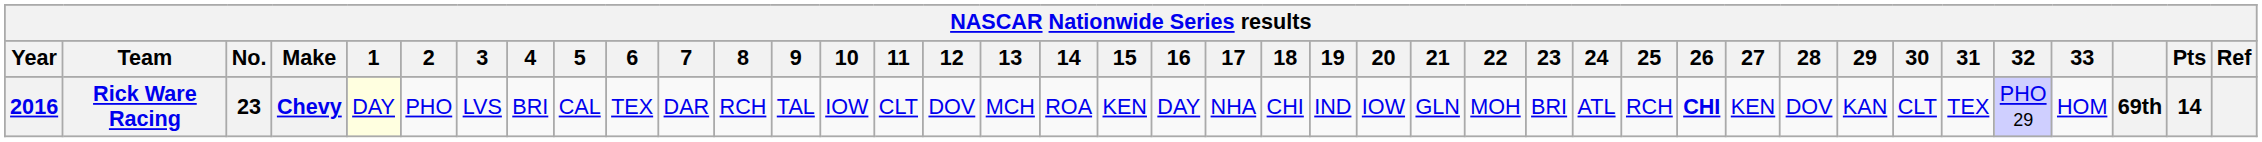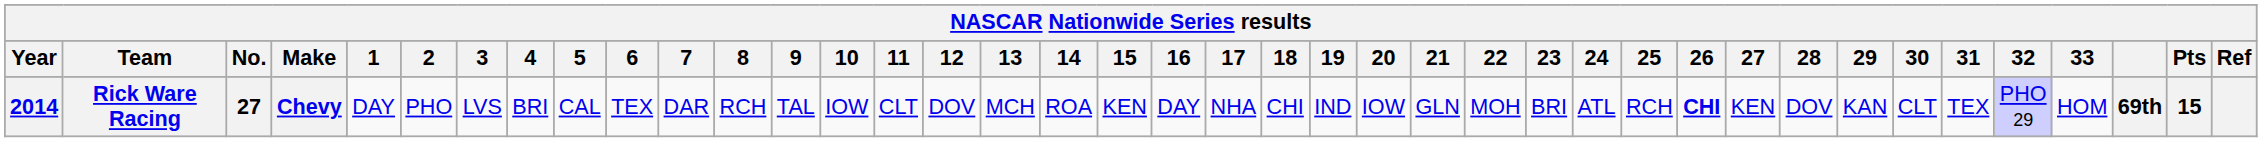(34, 107) 2016 -> (34, 107) 2014
(249, 107) 23 -> (249, 107) 27
(374, 107) lightyellow background -> (374, 107) no background
(2189, 107) 14 -> (2189, 107) 15
